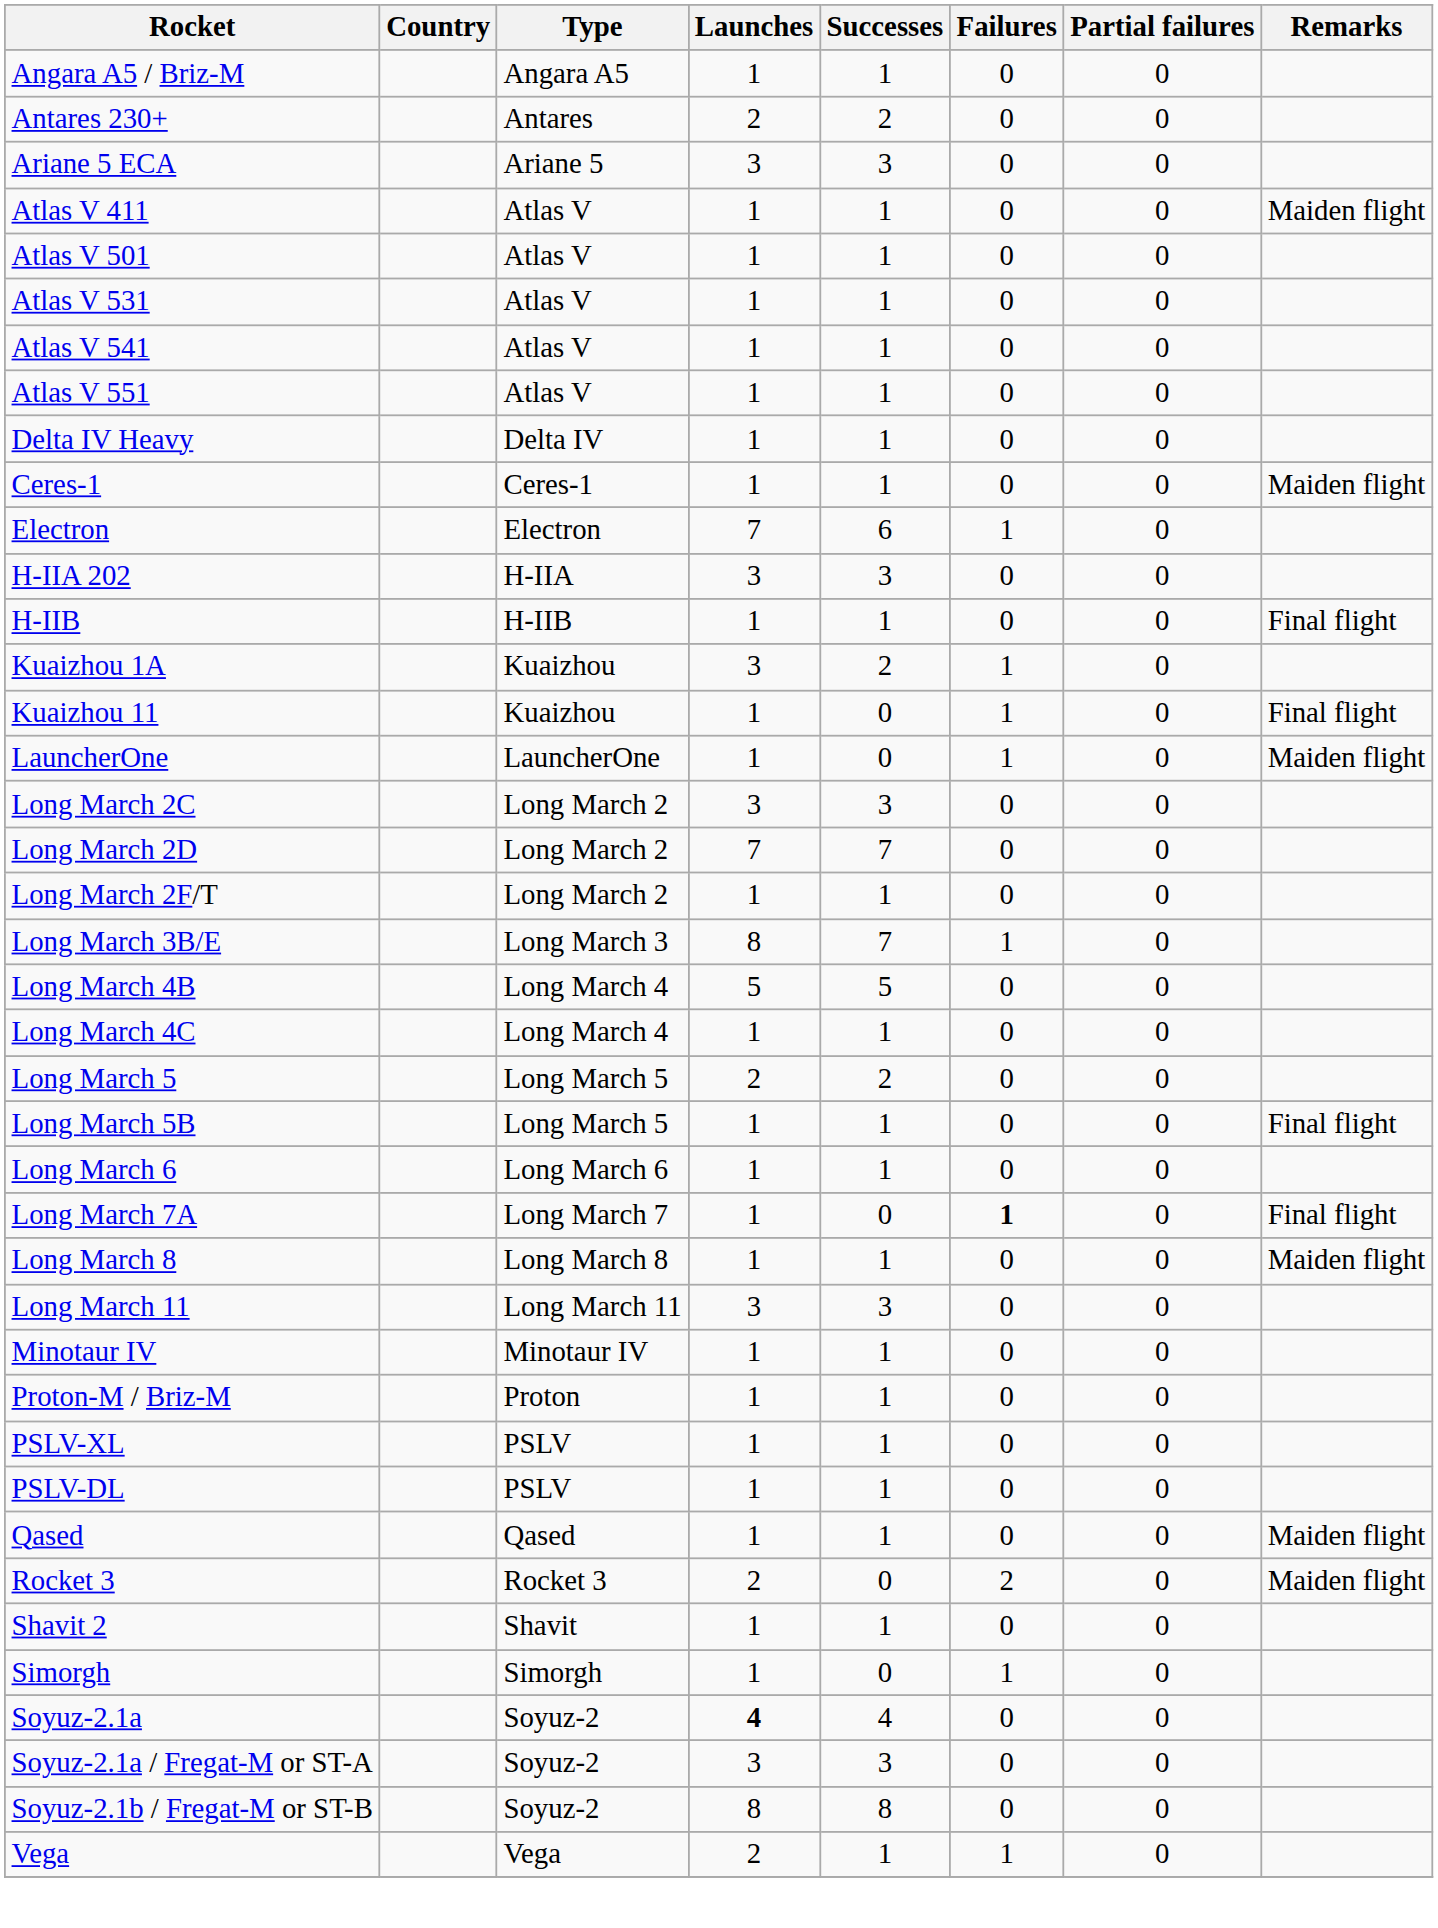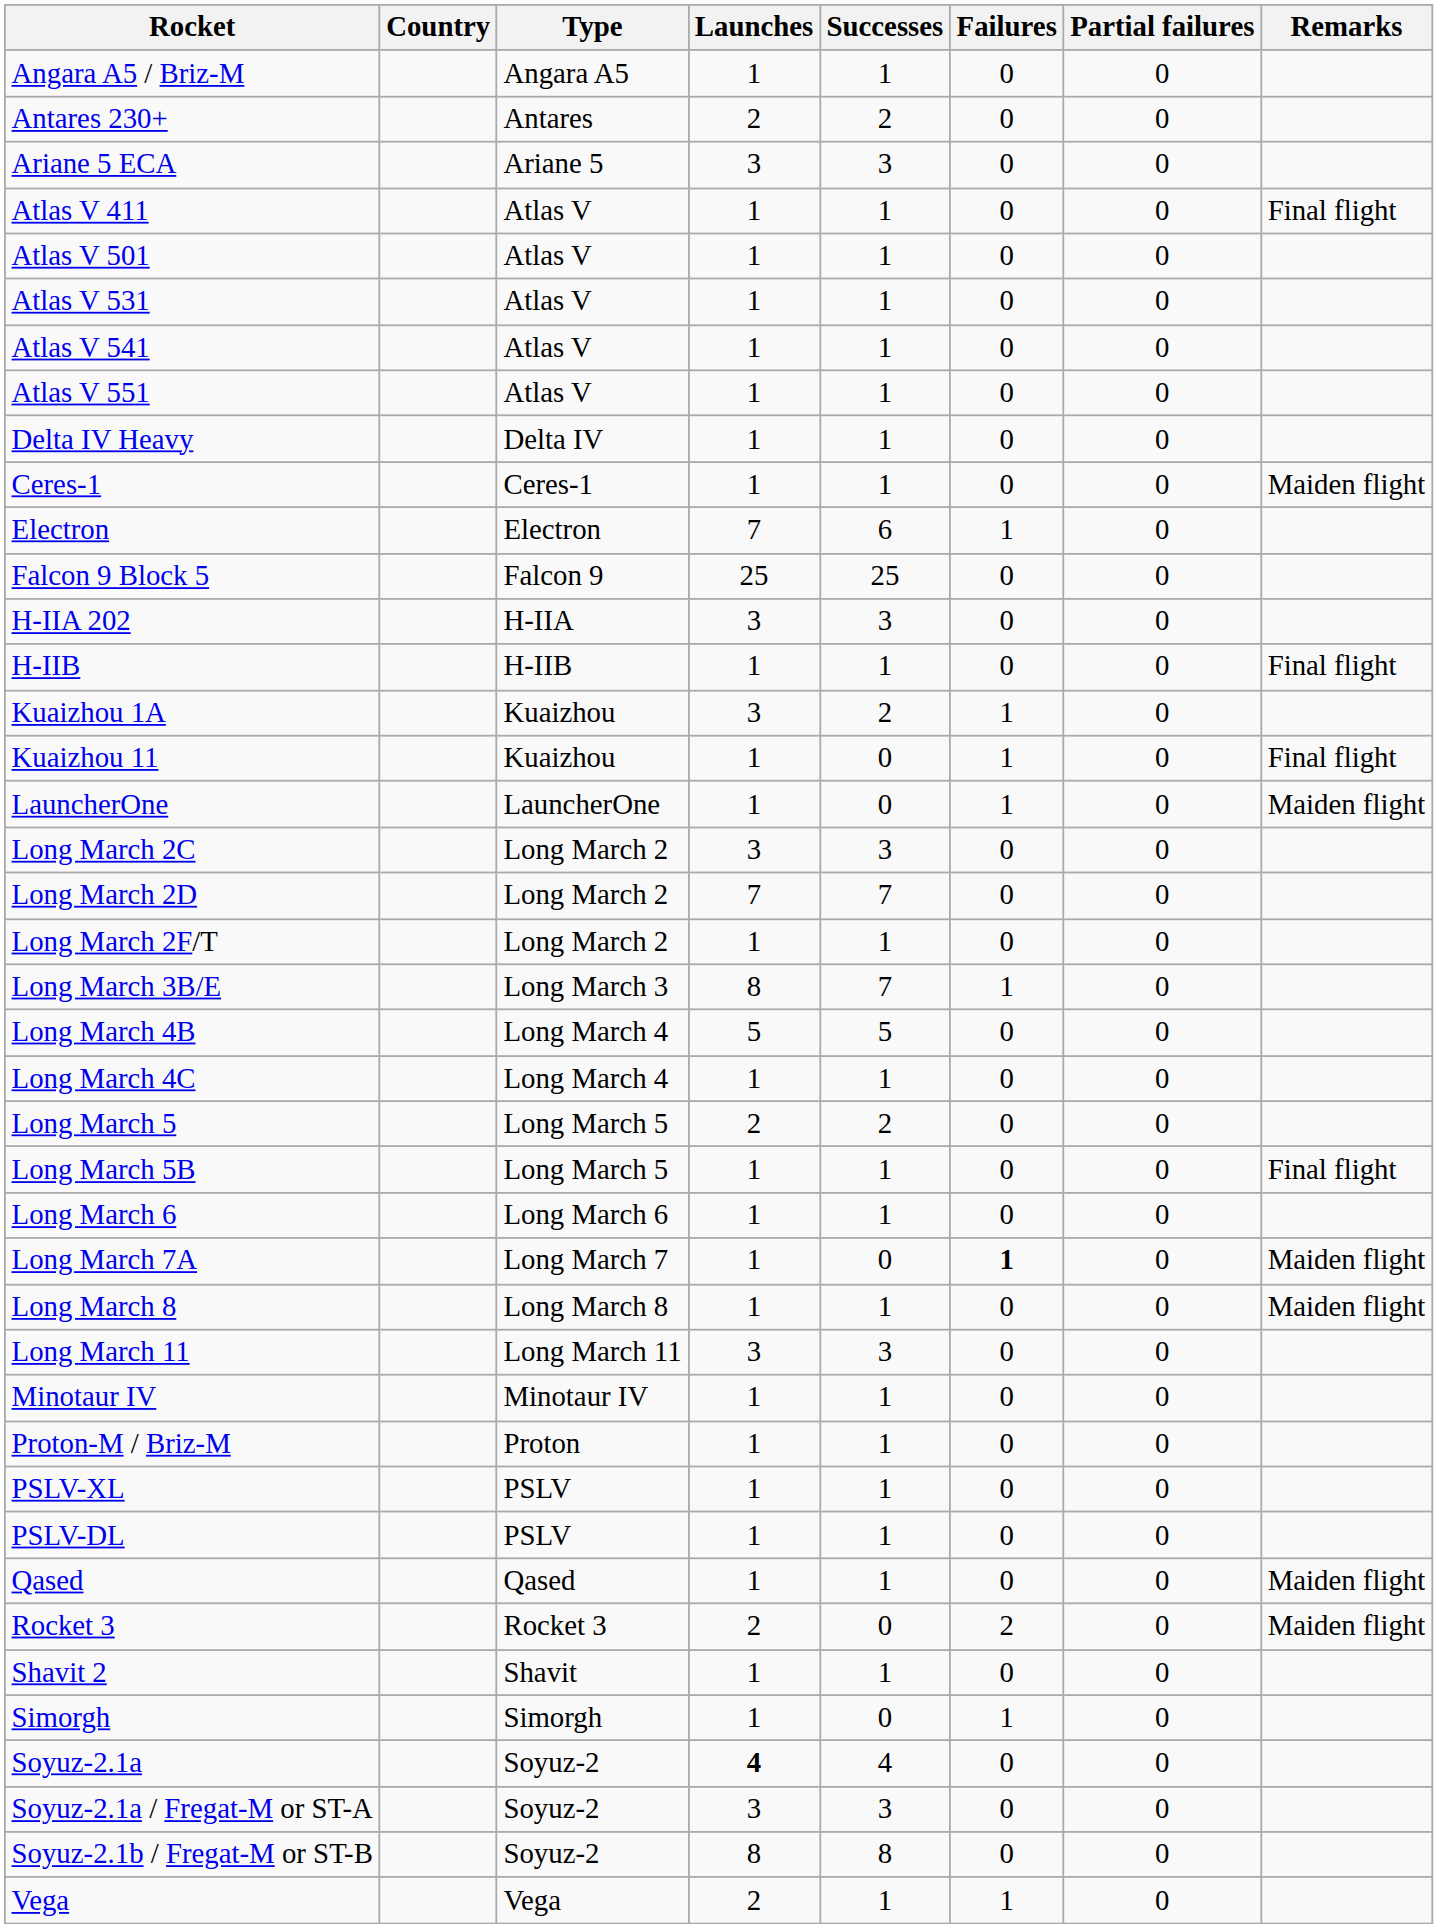(1346, 210) Maiden flight -> (1332, 210) Final flight
+ row: (110, 575)
(1332, 1214) Final flight -> (1346, 1260) Maiden flight
